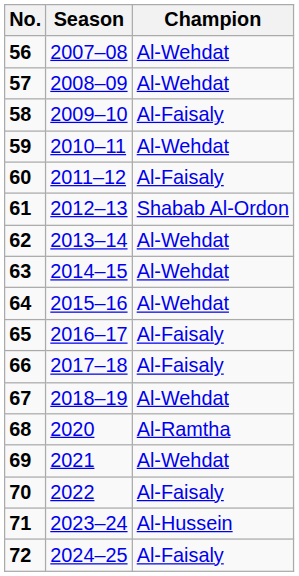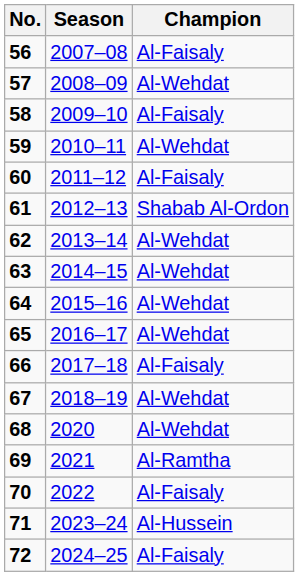(183, 51) Al-Wehdat -> (180, 51) Al-Faisaly
(180, 334) Al-Faisaly -> (183, 334) Al-Wehdat
(184, 429) Al-Ramtha -> (183, 429) Al-Wehdat
(183, 460) Al-Wehdat -> (184, 460) Al-Ramtha
